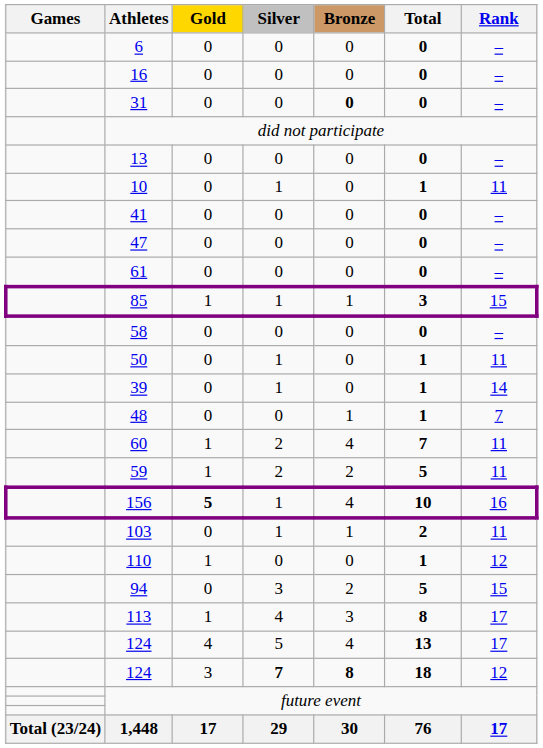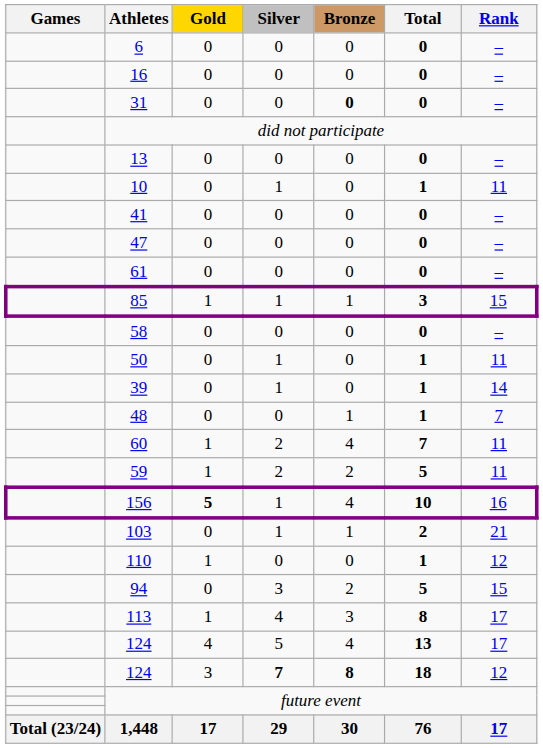(499, 532) 11 -> (499, 532) 21
